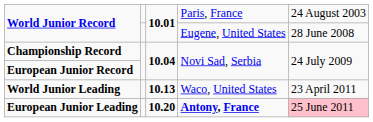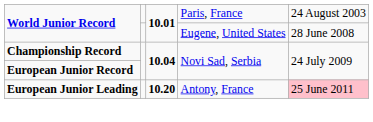- row: (64, 88)
(220, 107) bold -> (217, 88) normal
